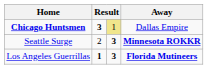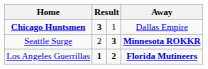(114, 27) khaki background -> (114, 27) no background
(114, 57) 3 -> (114, 57) 2
